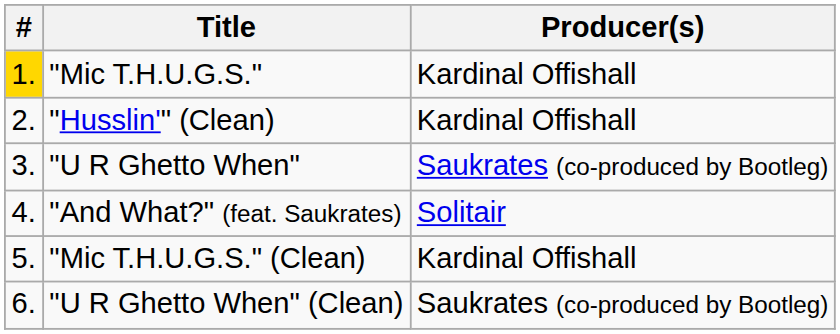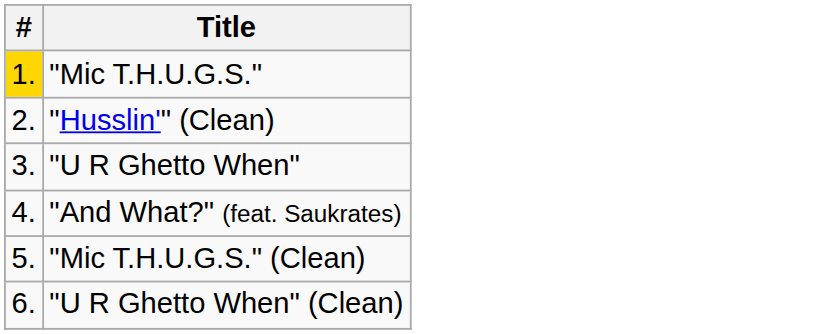- column: (623, 27)
